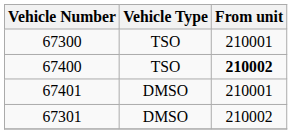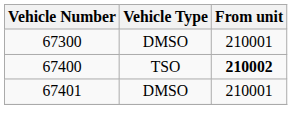(166, 41) TSO -> (166, 41) DMSO
- row: (62, 116)
